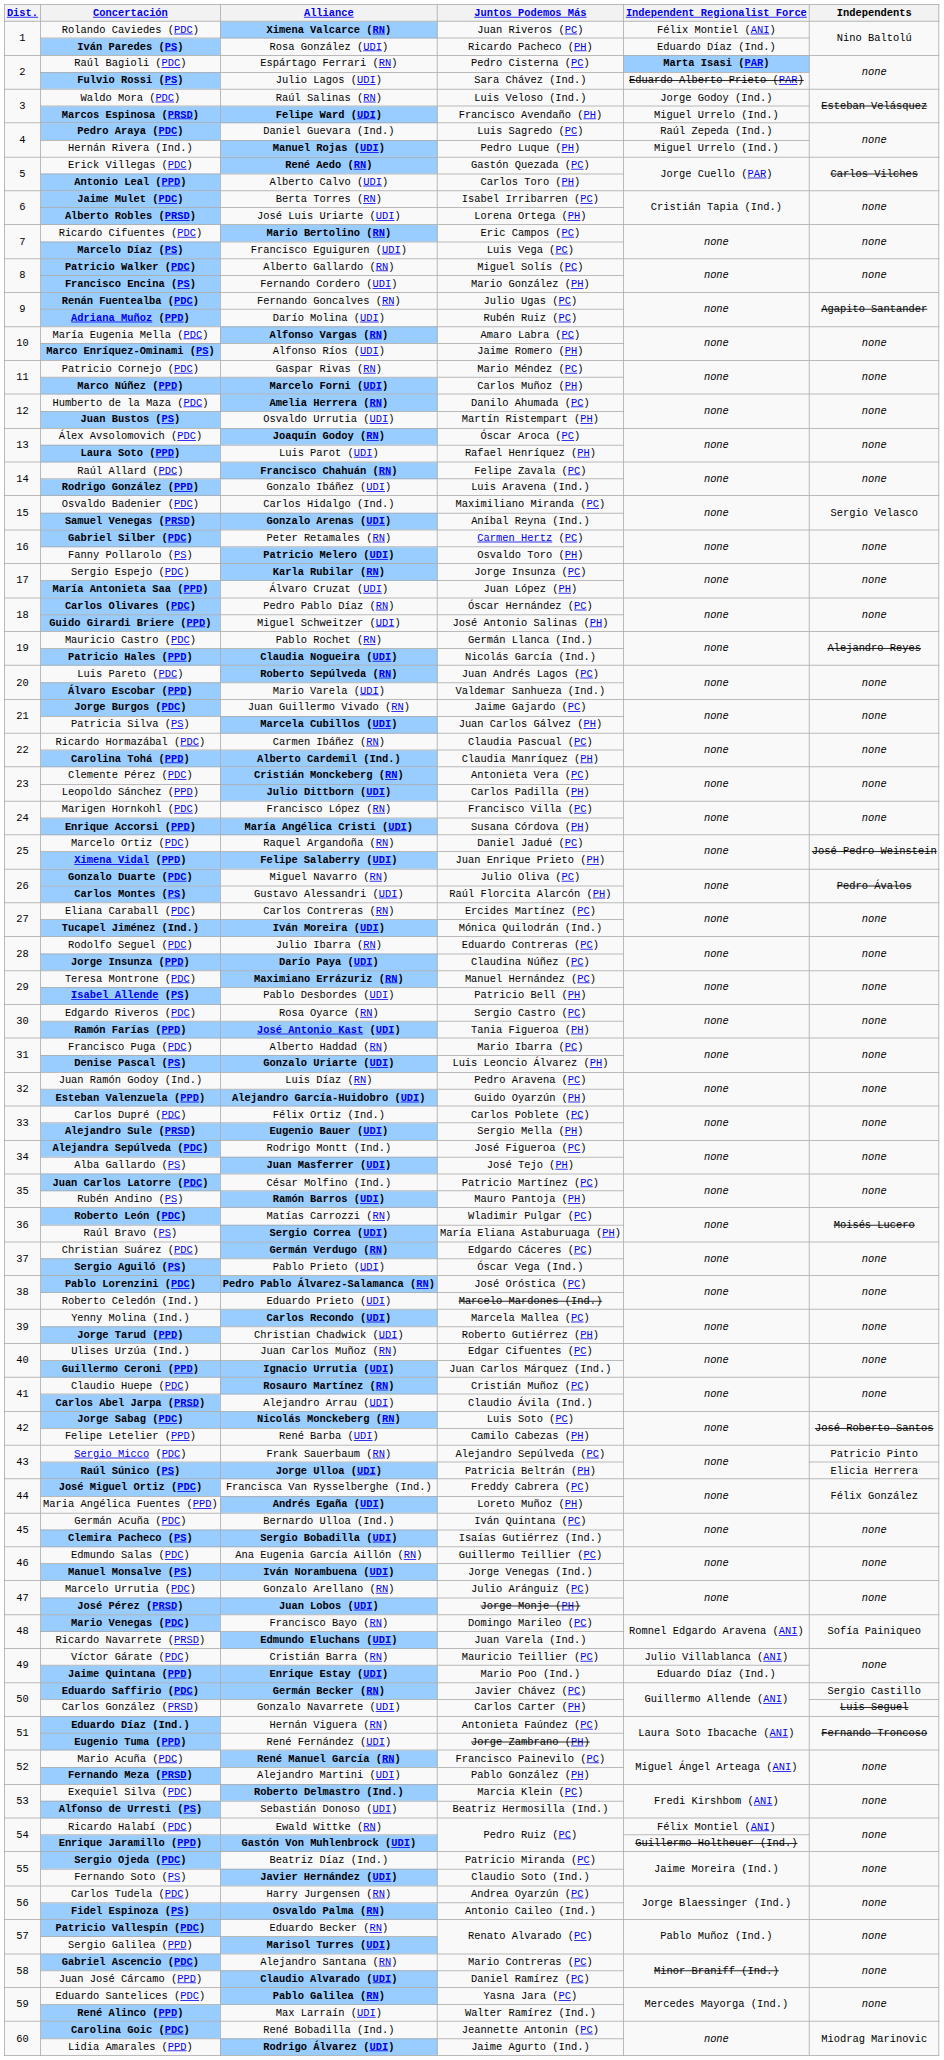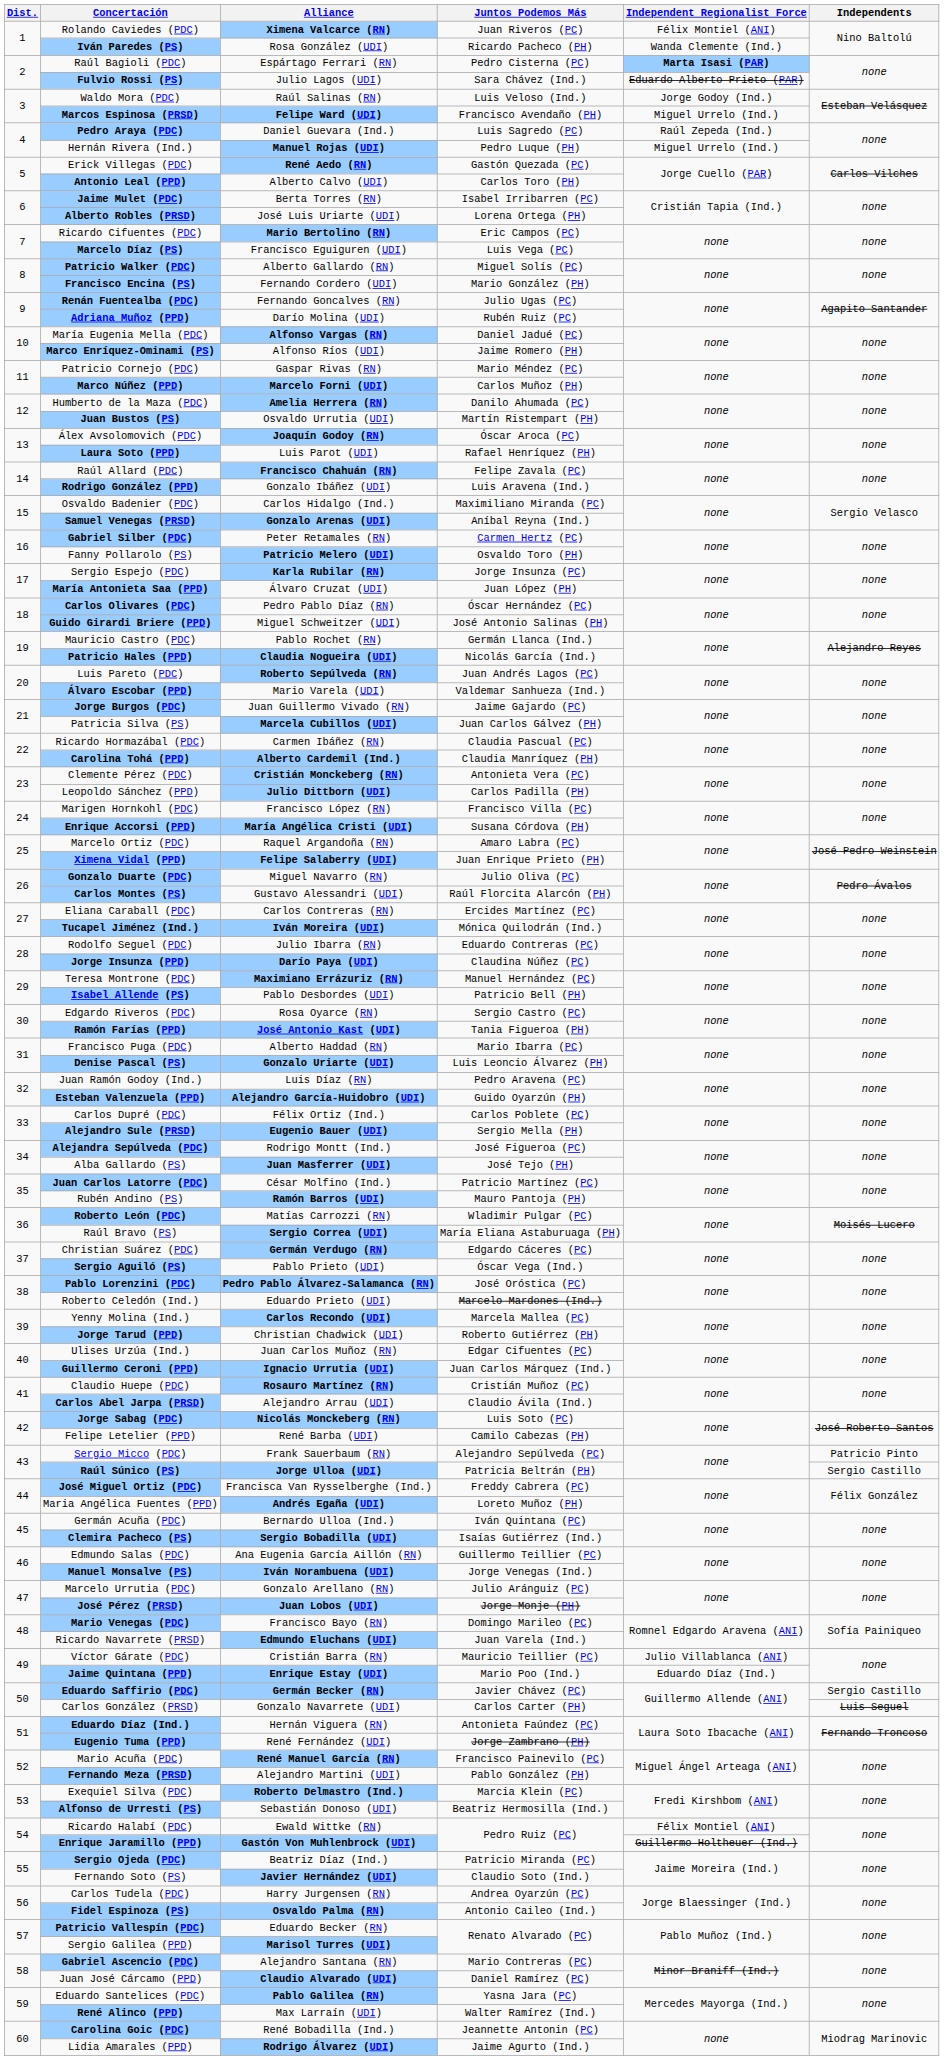(716, 47) Eduardo Díaz (Ind.) -> (716, 47) Wanda Clemente (Ind.)
(530, 335) Amaro Labra (PC) -> (530, 335) Daniel Jadué (PC)
(530, 843) Daniel Jadué (PC) -> (530, 843) Amaro Labra (PC)
(874, 1471) Elicia Herrera -> (874, 1471) Sergio Castillo
